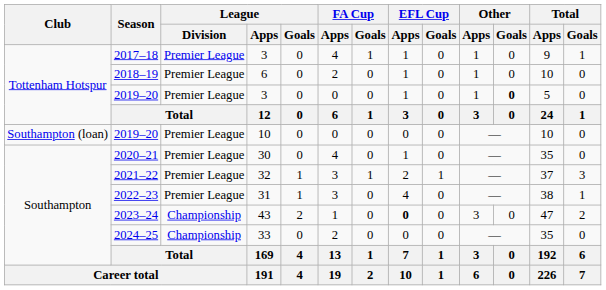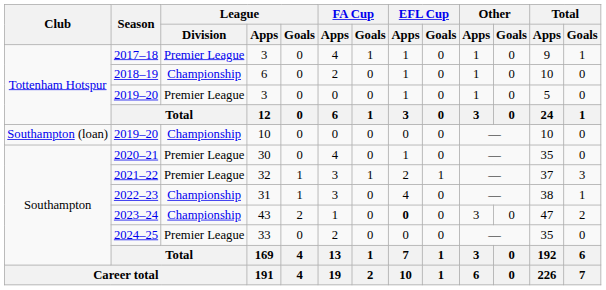(204, 74) Premier League -> (204, 74) Championship
(512, 94) bold -> (512, 94) normal
(204, 134) Premier League -> (204, 134) Championship
(204, 194) Premier League -> (204, 194) Championship
(204, 235) Championship -> (204, 235) Premier League
